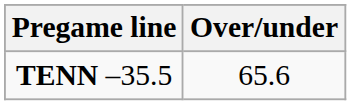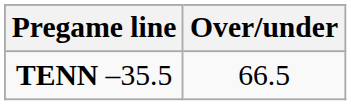(264, 74) 65.6 -> (264, 74) 66.5
